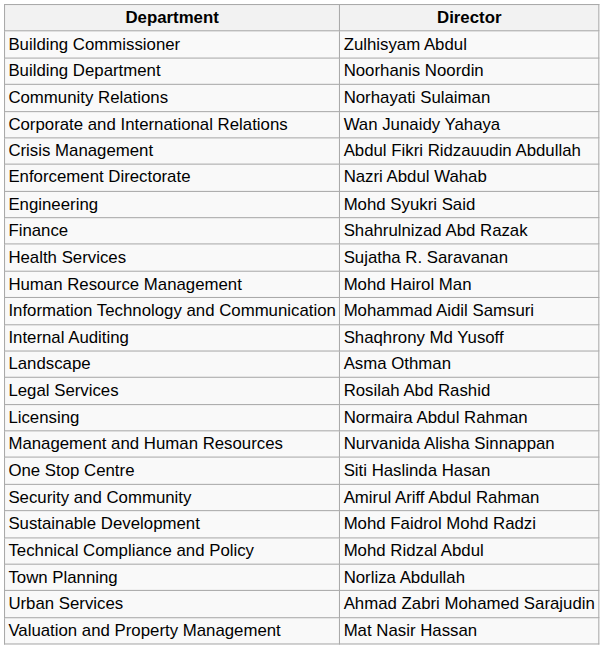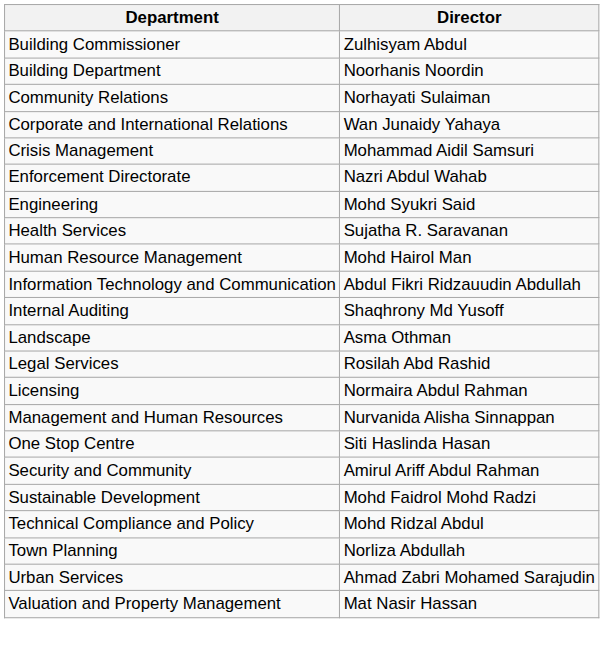(462, 151) Abdul Fikri Ridzauudin Abdullah -> (439, 151) Mohammad Aidil Samsuri
- row: (38, 230)
(439, 310) Mohammad Aidil Samsuri -> (462, 284) Abdul Fikri Ridzauudin Abdullah
